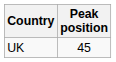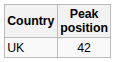(84, 47) 45 -> (84, 47) 42
